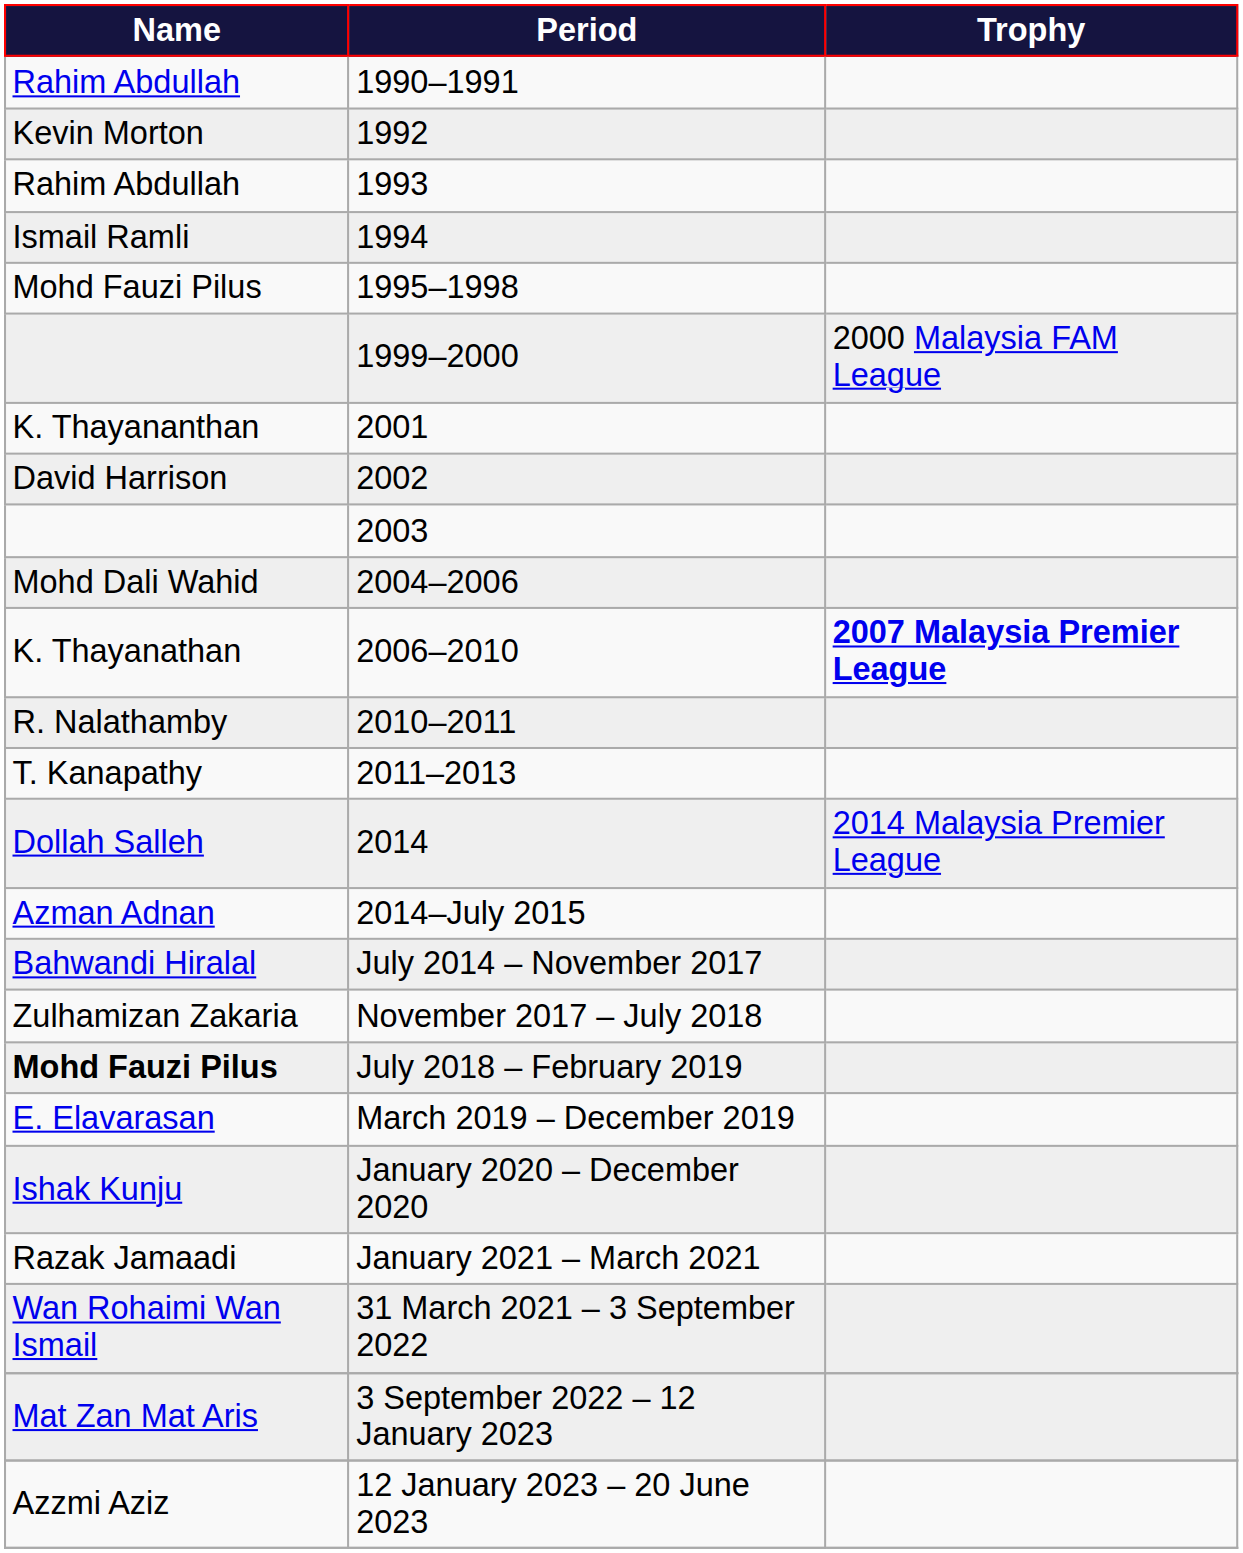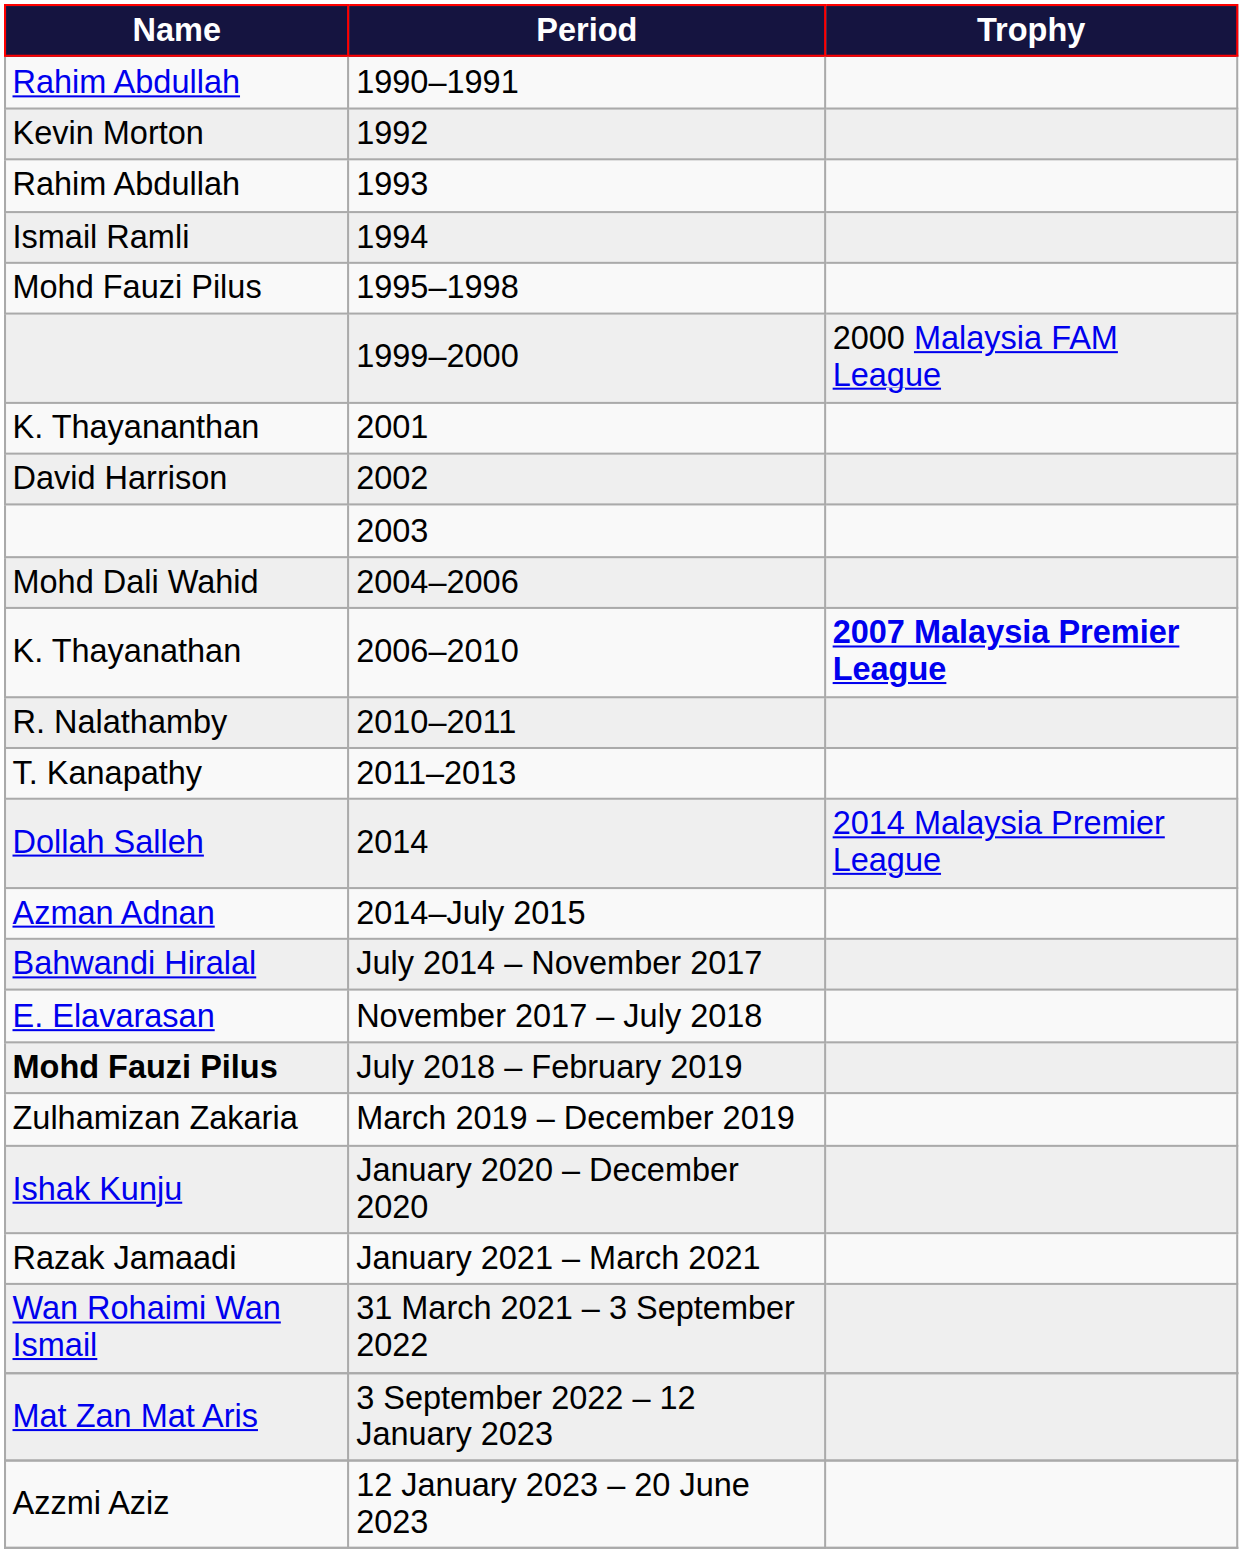(155, 1015) Zulhamizan Zakaria -> (114, 1015) E. Elavarasan
(114, 1118) E. Elavarasan -> (155, 1118) Zulhamizan Zakaria
